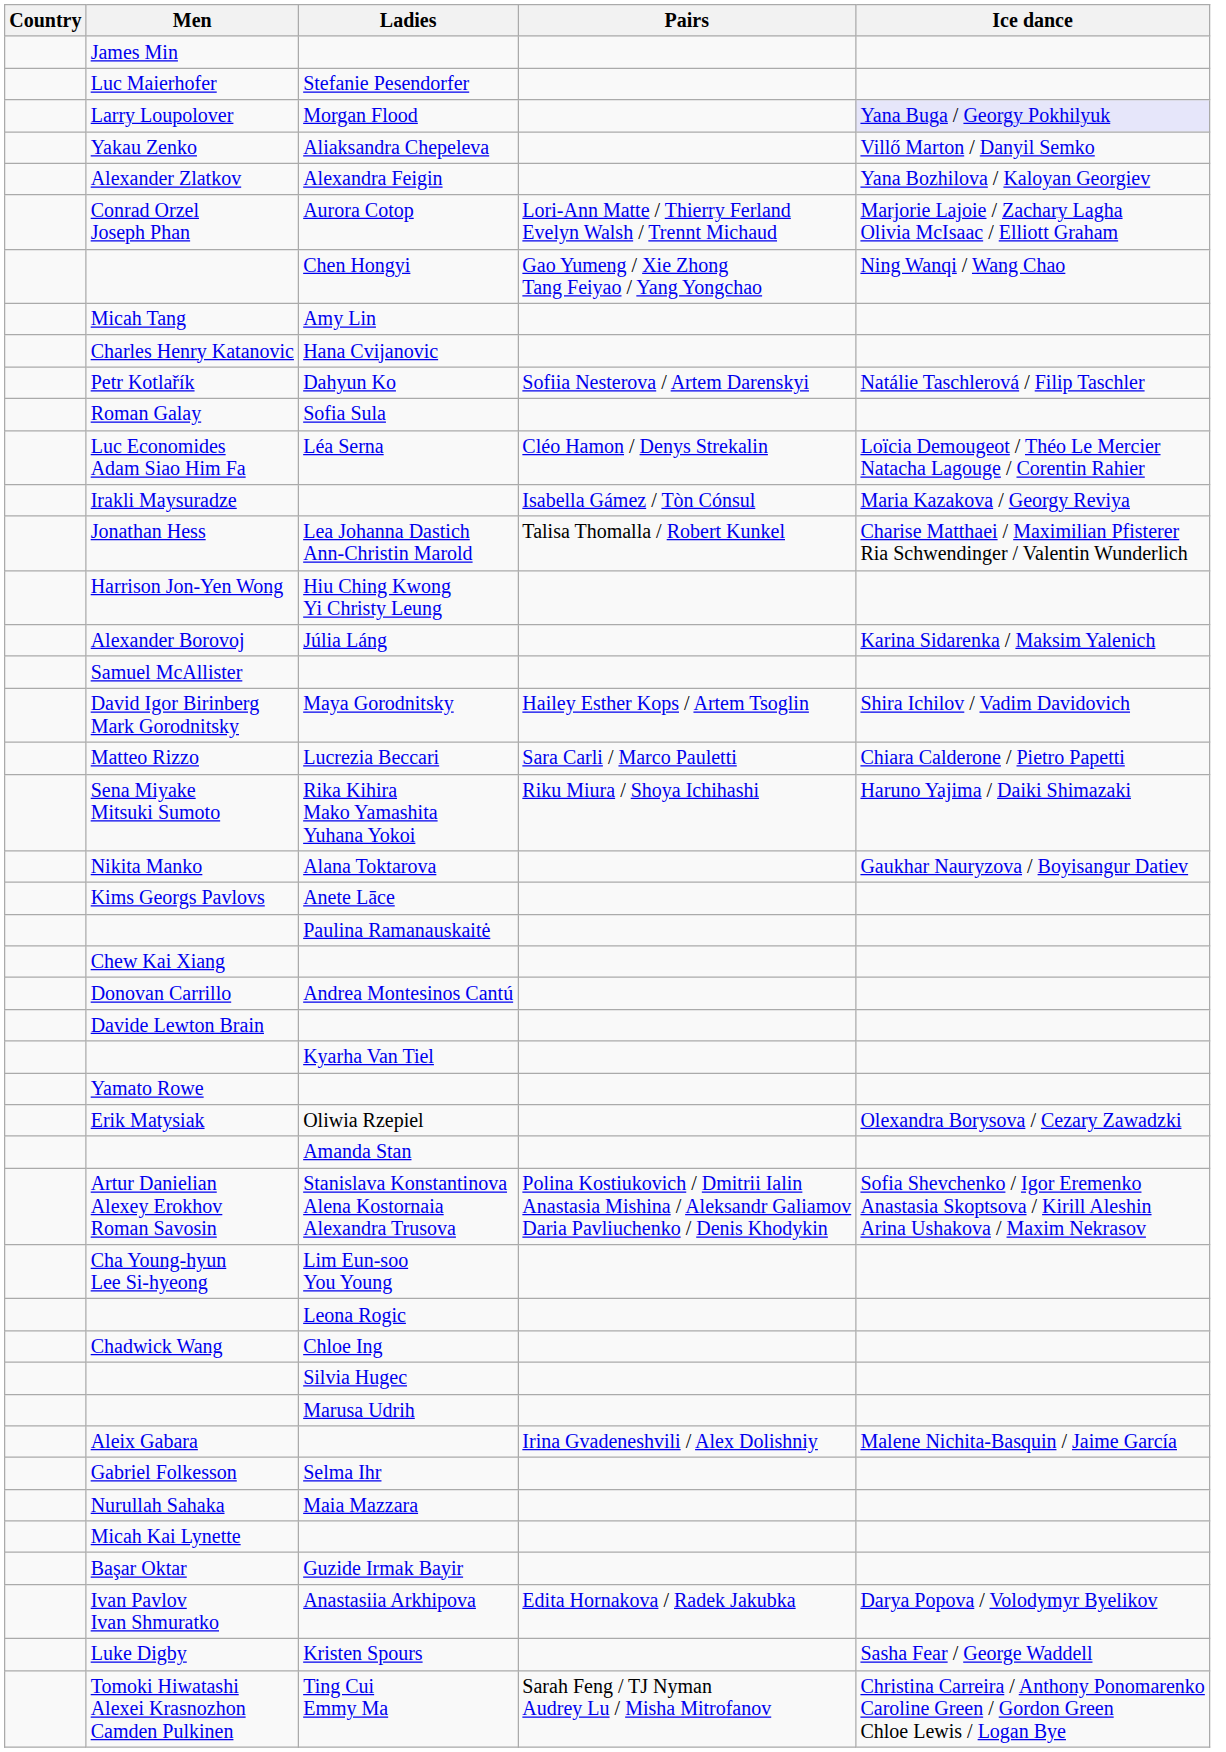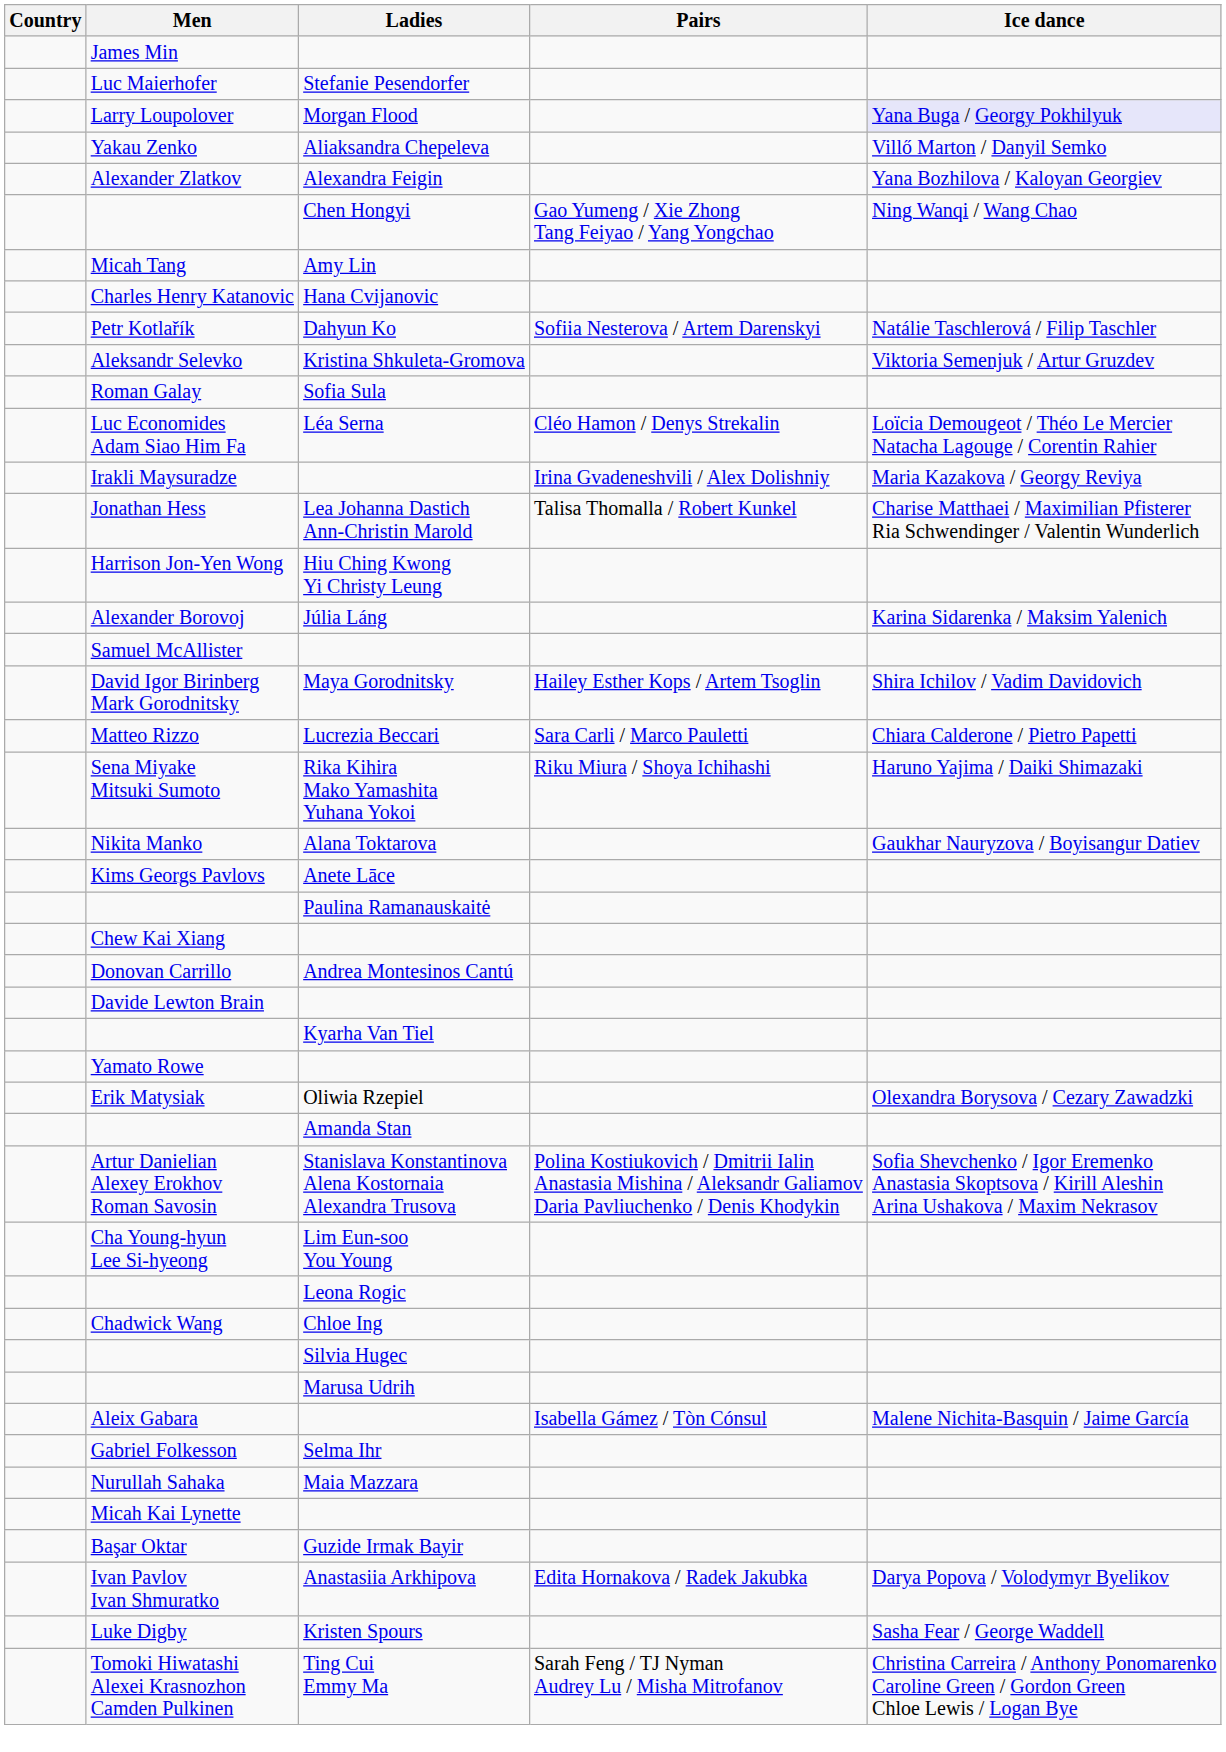- row: (145, 221)
+ row: (166, 360)
(639, 500) Isabella Gámez / Tòn Cónsul -> (682, 477) Irina Gvadeneshvili / Alex Dolishniy
(670, 1441) Irina Gvadeneshvili / Alex Dolishniy -> (650, 1418) Isabella Gámez / Tòn Cónsul
